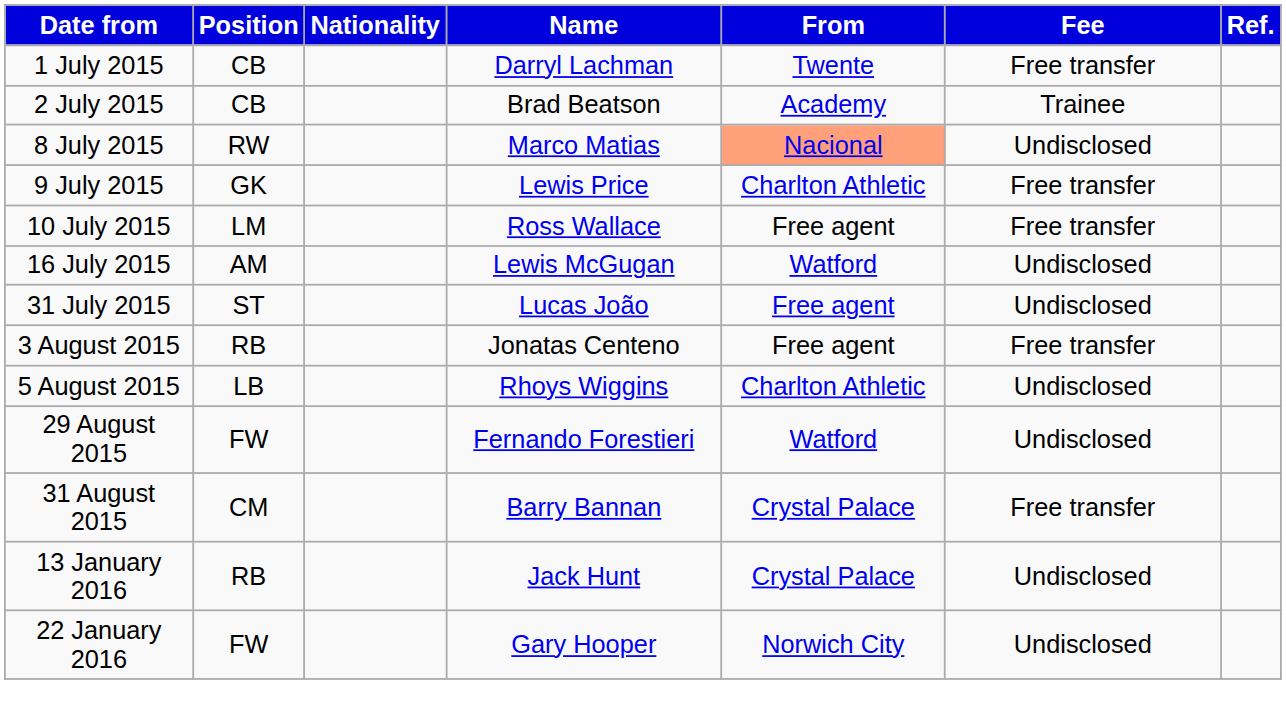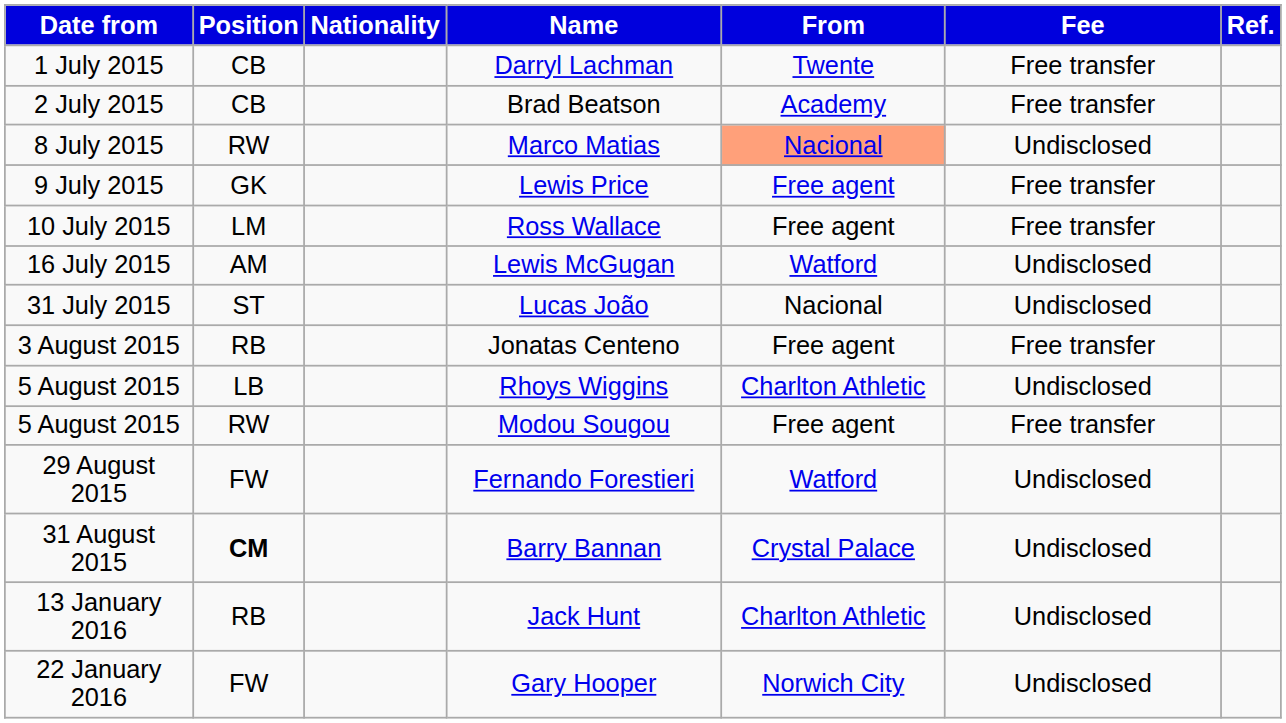(1083, 105) Trainee -> (1083, 105) Free transfer
(833, 185) Charlton Athletic -> (833, 185) Free agent
(833, 306) Free agent -> (833, 306) Nacional
+ row: (584, 426)
(249, 508) normal -> (249, 548) bold
(1083, 508) Free transfer -> (1083, 548) Undisclosed
(833, 576) Crystal Palace -> (833, 616) Charlton Athletic
